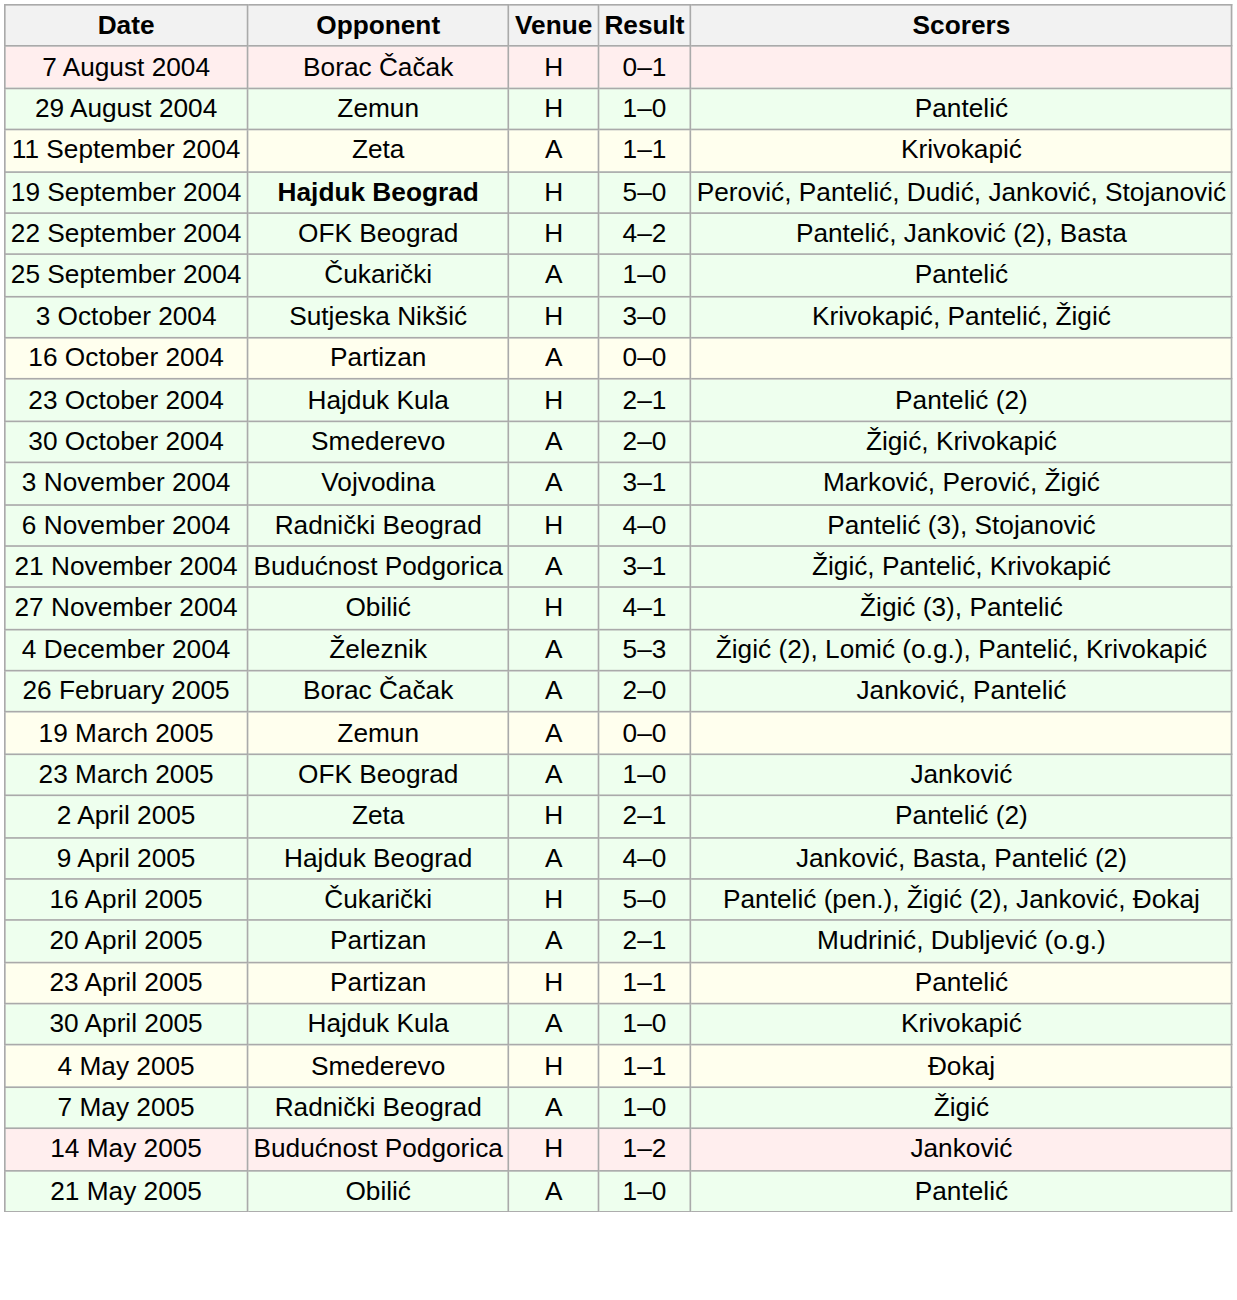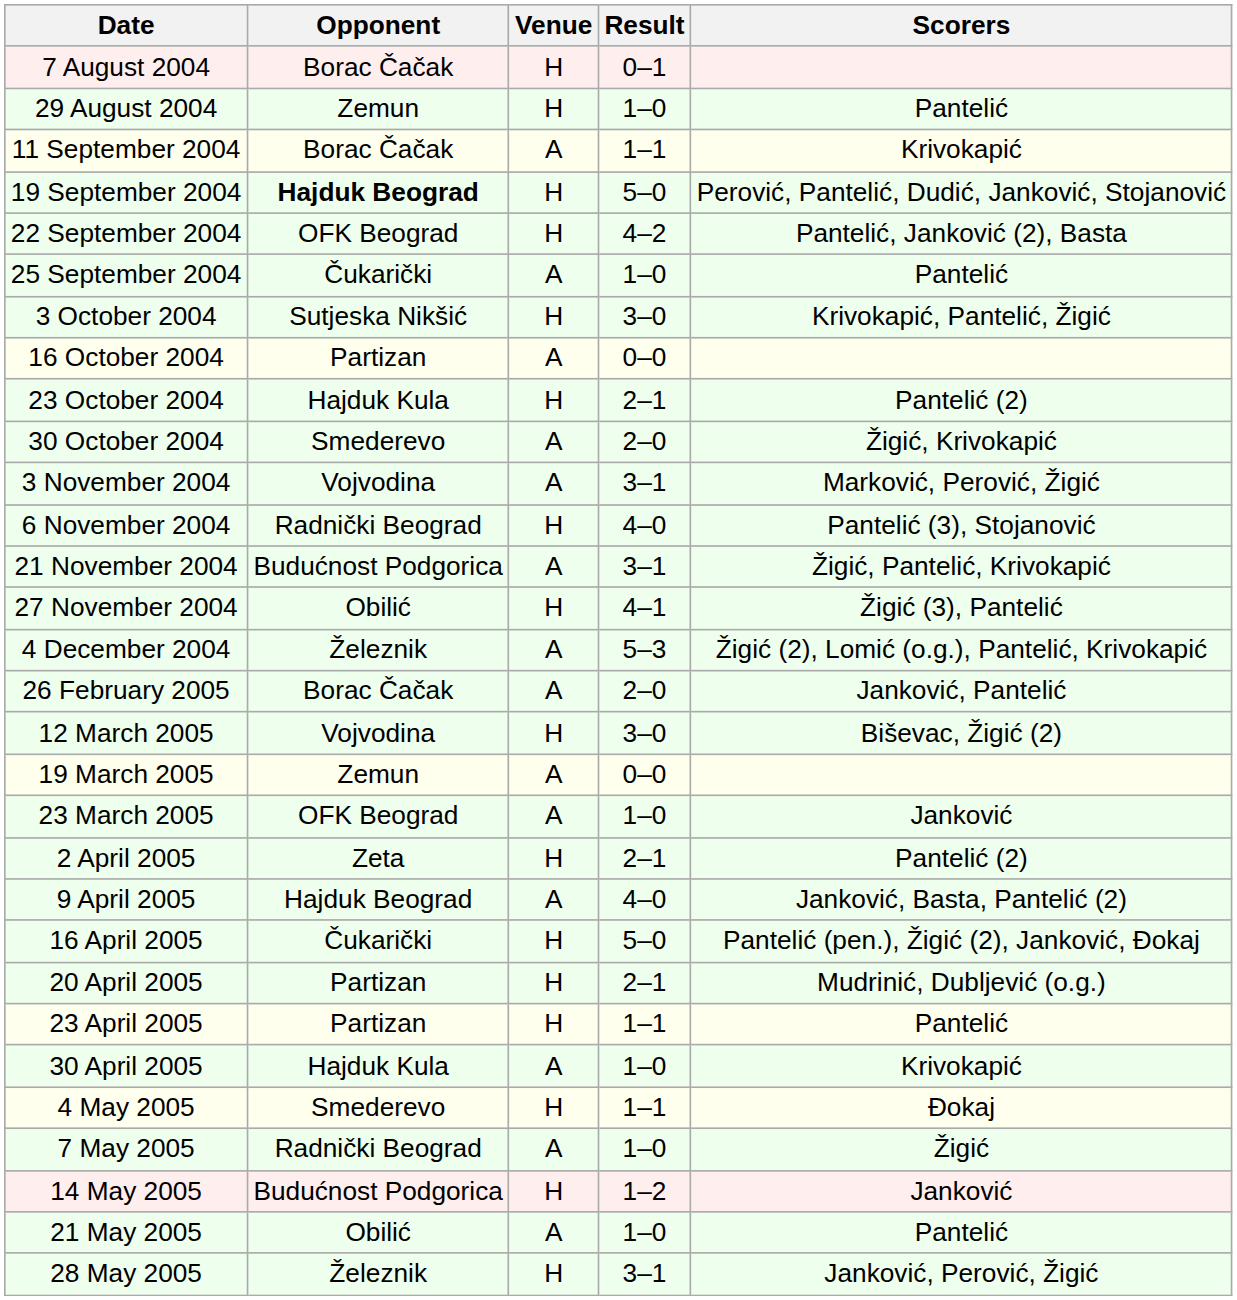(378, 150) Zeta -> (378, 150) Borac Čačak
+ row: (126, 732)
(554, 940) A -> (554, 982) H
+ row: (126, 1273)
